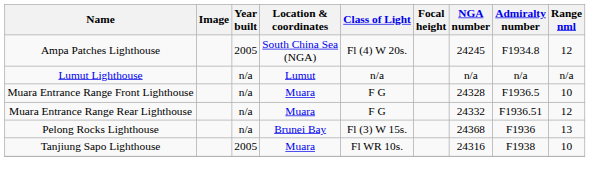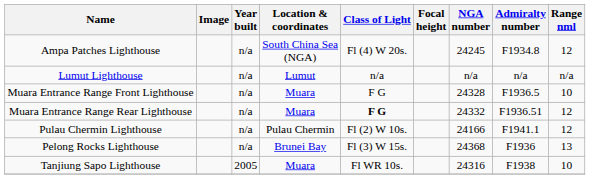(246, 50) 2005 -> (246, 50) n/a
(377, 111) normal -> (377, 111) bold
+ row: (101, 129)
